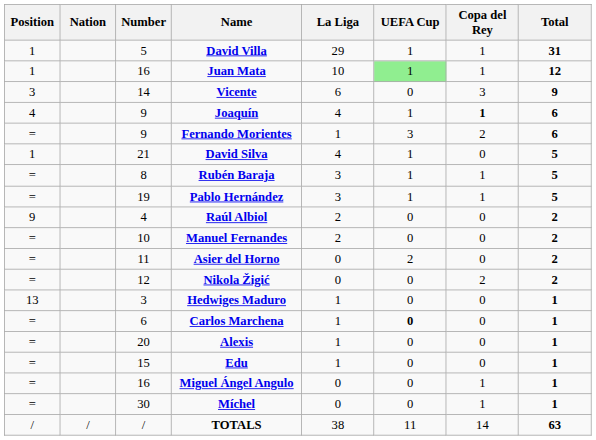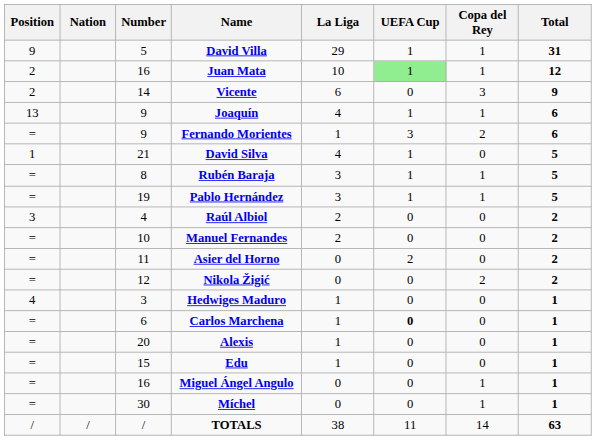(32, 50) 1 -> (32, 50) 9
(32, 71) 1 -> (32, 71) 2
(32, 92) 3 -> (32, 92) 2
(32, 113) 4 -> (32, 113) 13
(482, 113) bold -> (482, 113) normal
(32, 217) 9 -> (32, 217) 3
(32, 300) 13 -> (32, 300) 4
